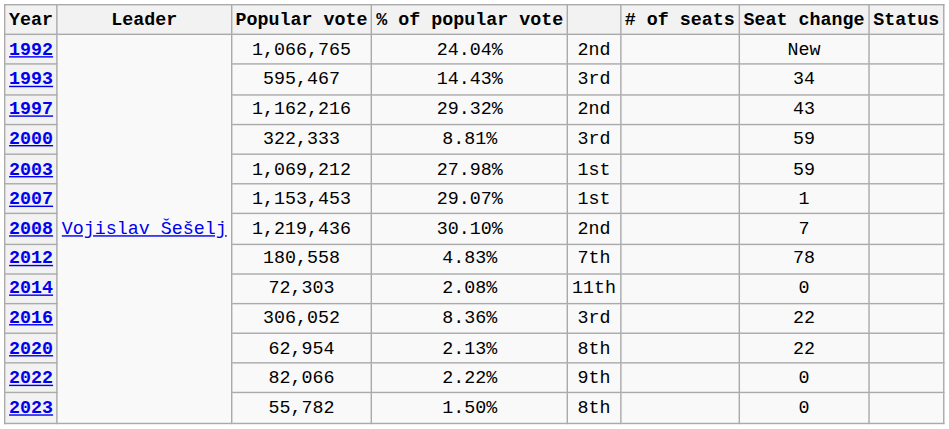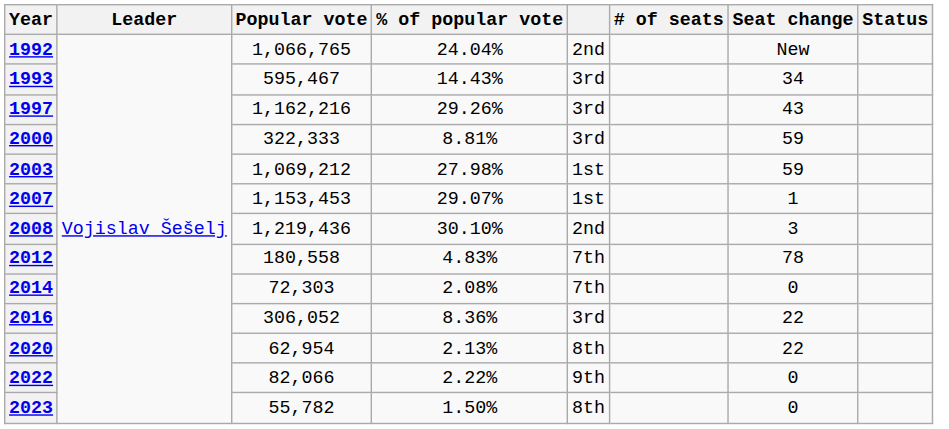(470, 109) 29.32% -> (470, 109) 29.26%
(594, 109) 2nd -> (589, 109) 3rd
(804, 229) 7 -> (793, 229) 3
(594, 289) 11th -> (589, 289) 7th
